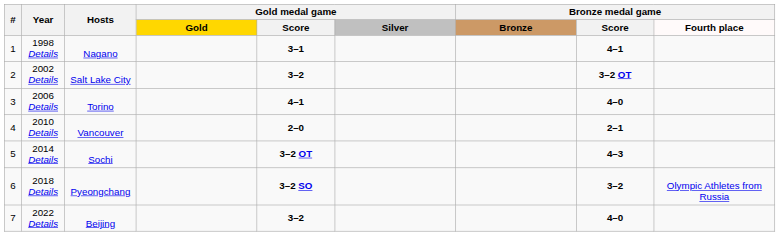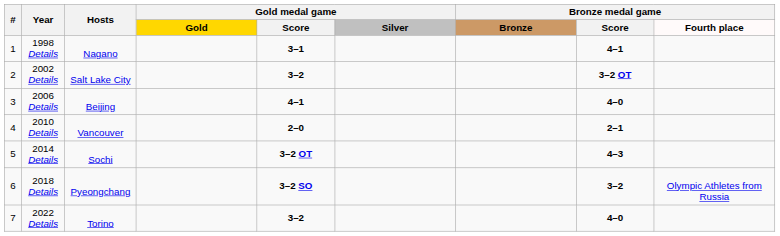(100, 107) Torino -> (100, 107) Beijing
(100, 223) Beijing -> (100, 223) Torino
